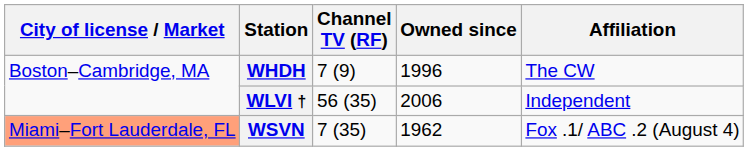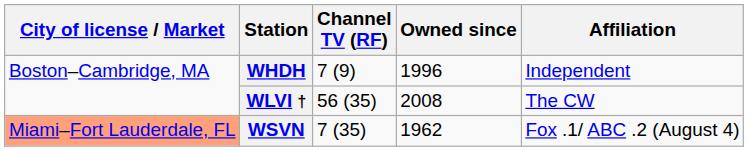(560, 70) The CW -> (578, 70) Independent
(421, 100) 2006 -> (421, 100) 2008
(578, 100) Independent -> (560, 100) The CW
